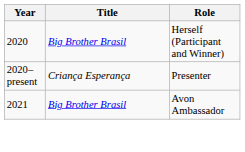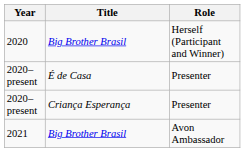+ row: (22, 76)
